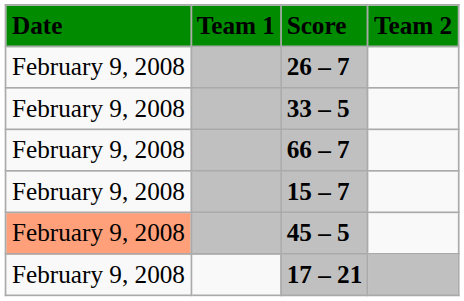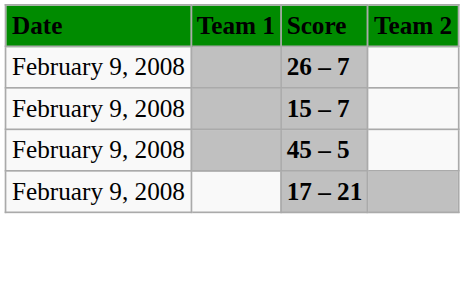- row: (318, 108)
- row: (318, 150)
(98, 233) lightsalmon background -> (98, 150) no background
